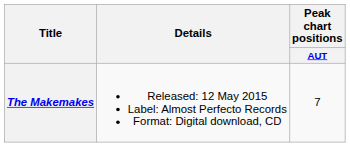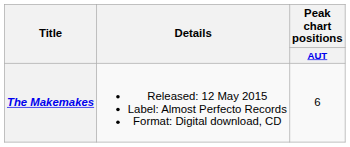(317, 102) 7 -> (317, 102) 6
